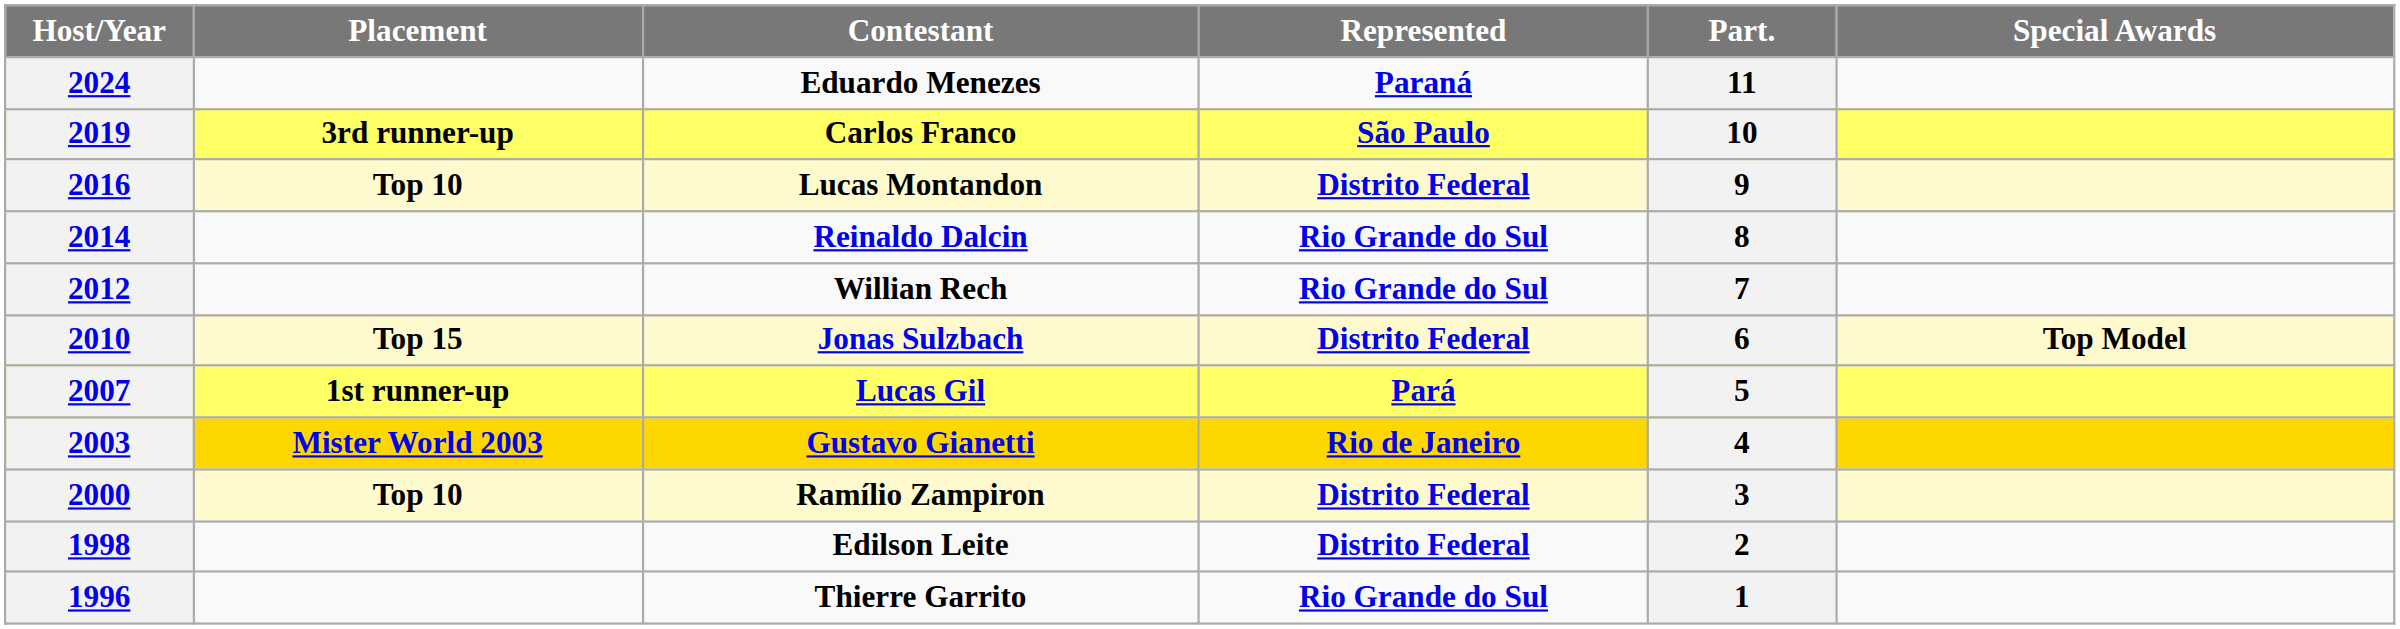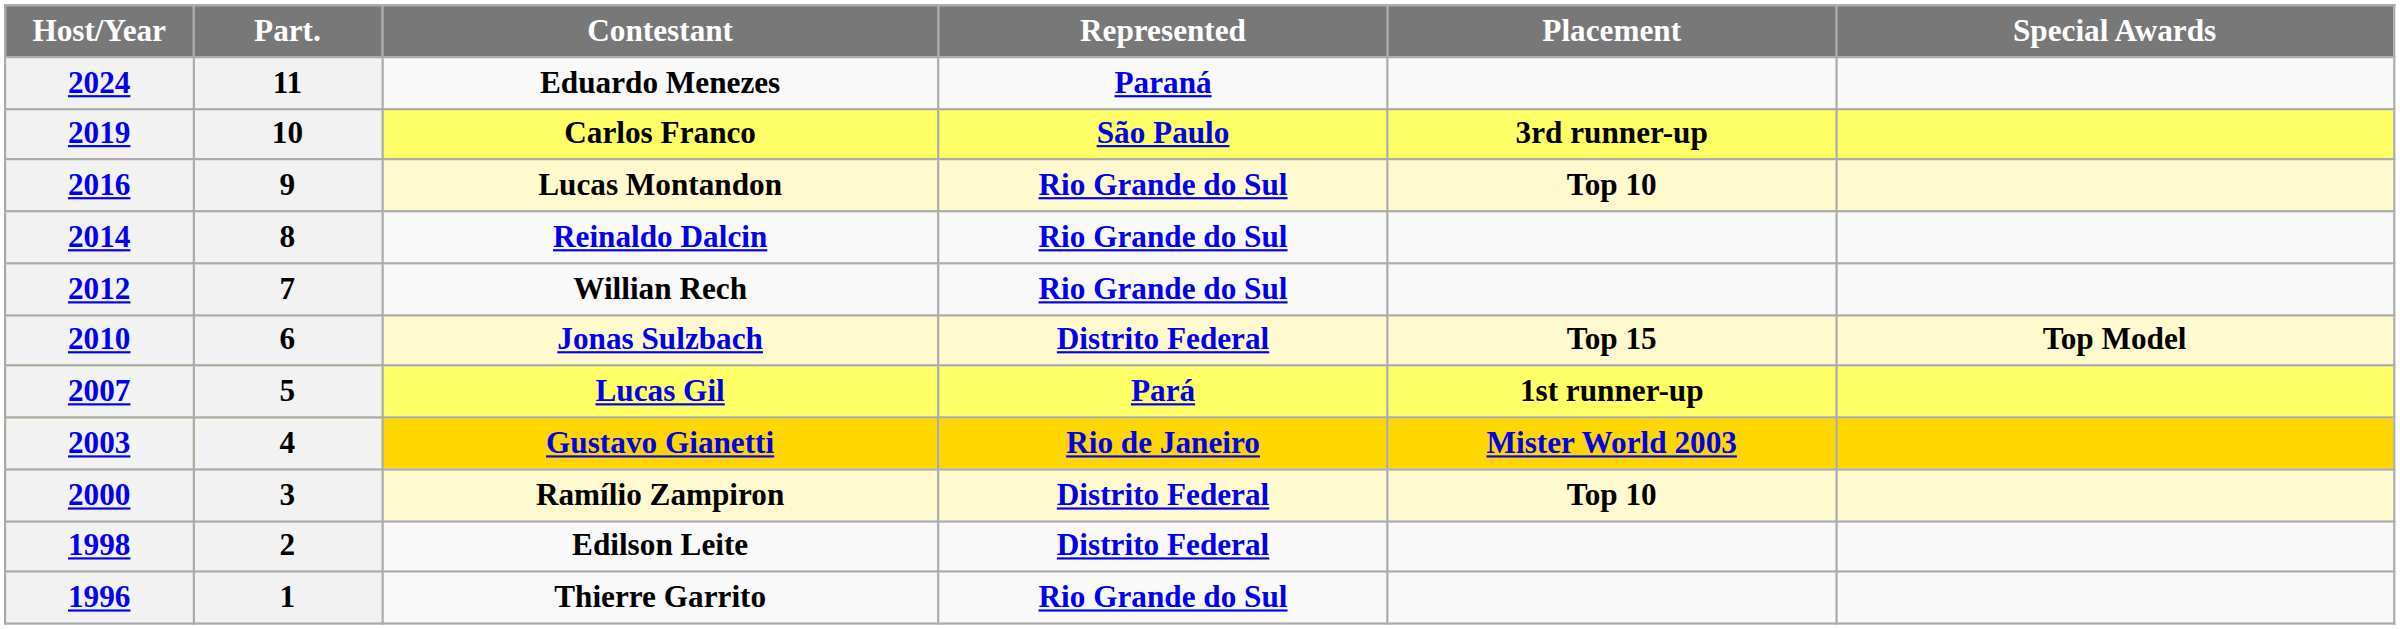columns swapped: (1742, 30) <-> (418, 30)
(1423, 185) Distrito Federal -> (1163, 185) Rio Grande do Sul
